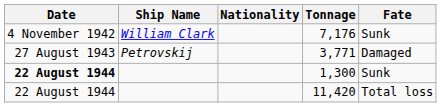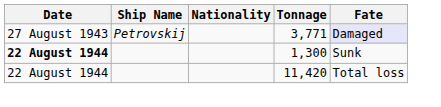- row: (338, 34)
(387, 53) no background -> (358, 34) lavender background
